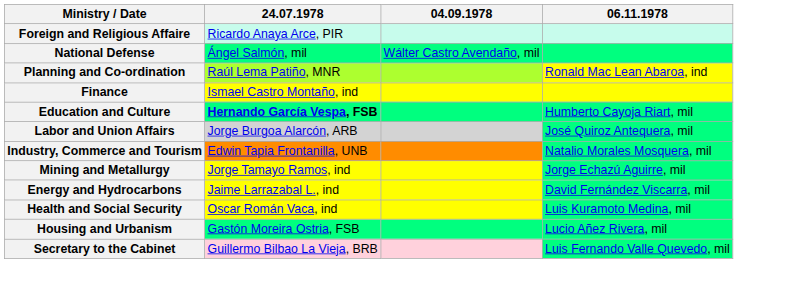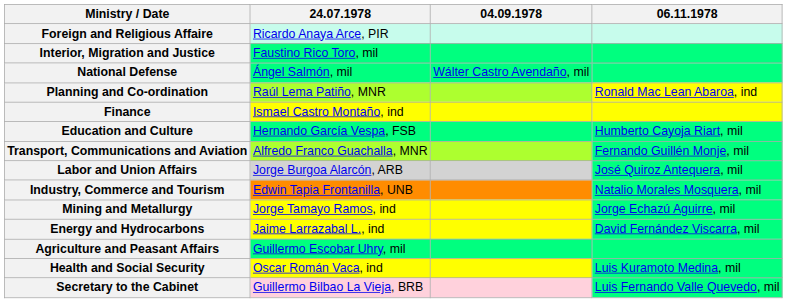+ row: (127, 53)
(292, 111) bold -> (334, 131) normal
+ row: (127, 151)
+ row: (127, 248)
- row: (105, 229)
